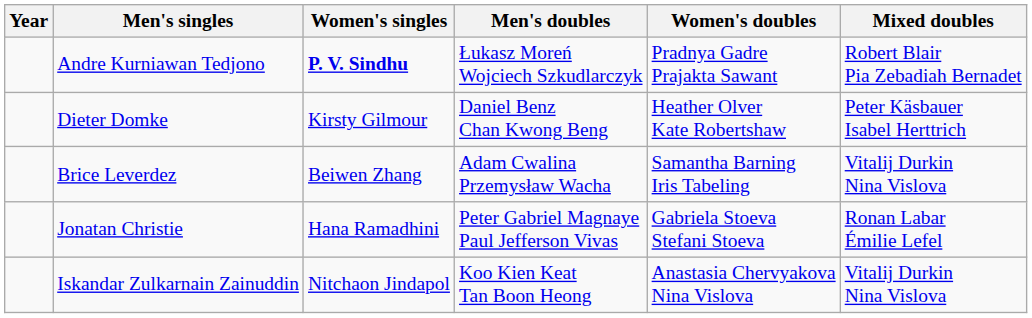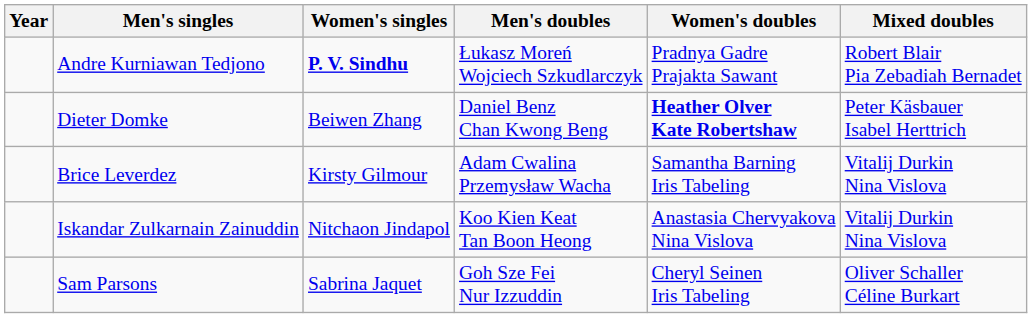(368, 119) Kirsty Gilmour -> (365, 119) Beiwen Zhang
(719, 119) normal -> (724, 119) bold
(365, 174) Beiwen Zhang -> (368, 174) Kirsty Gilmour
- row: (120, 229)
+ row: (107, 284)
